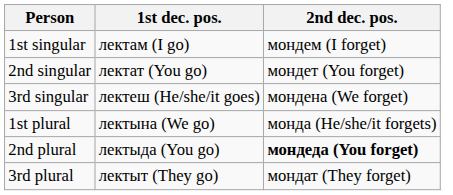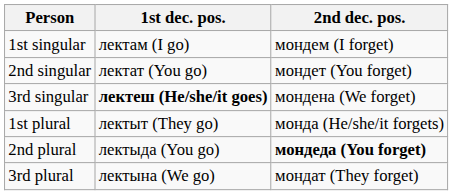(179, 96) normal -> (183, 96) bold
(157, 123) лектына (We go) -> (159, 123) лектыт (They go)
(159, 176) лектыт (They go) -> (157, 176) лектына (We go)
